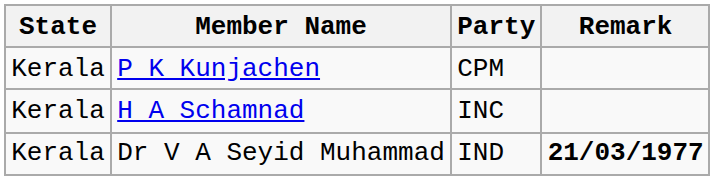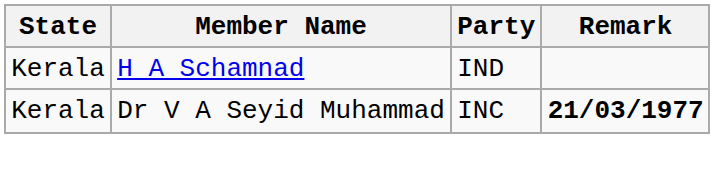- row: (219, 69)
(481, 111) INC -> (481, 69) IND
(481, 153) IND -> (481, 111) INC
